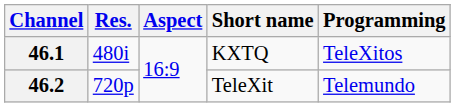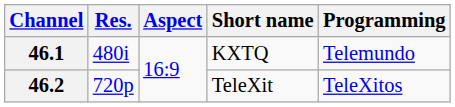(363, 53) TeleXitos -> (369, 53) Telemundo
(369, 85) Telemundo -> (363, 85) TeleXitos
